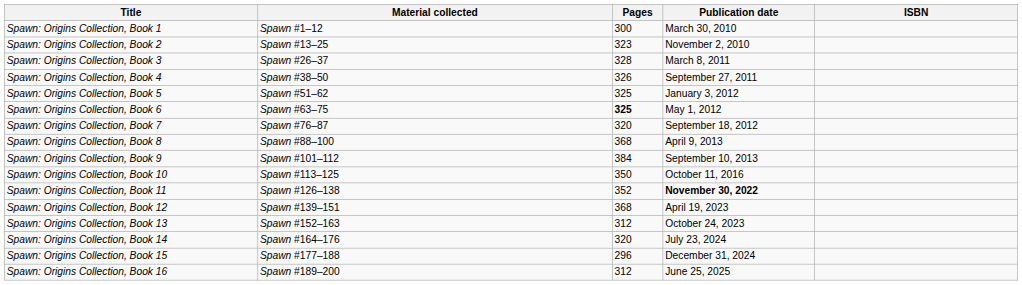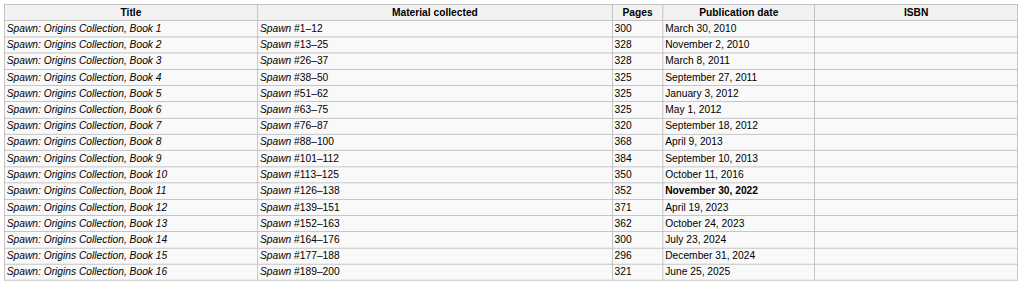(623, 45) 323 -> (623, 45) 328
(623, 77) 326 -> (623, 77) 325
(623, 110) bold -> (623, 110) normal
(623, 207) 368 -> (623, 207) 371
(623, 223) 312 -> (623, 223) 362
(623, 239) 320 -> (623, 239) 300
(623, 272) 312 -> (623, 272) 321
